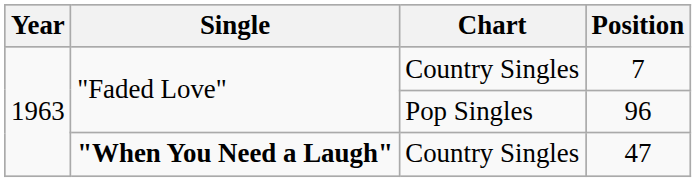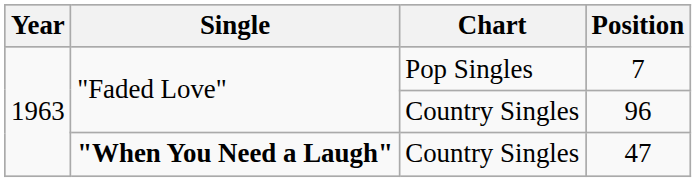(492, 68) Country Singles -> (469, 68) Pop Singles
(469, 111) Pop Singles -> (492, 111) Country Singles
